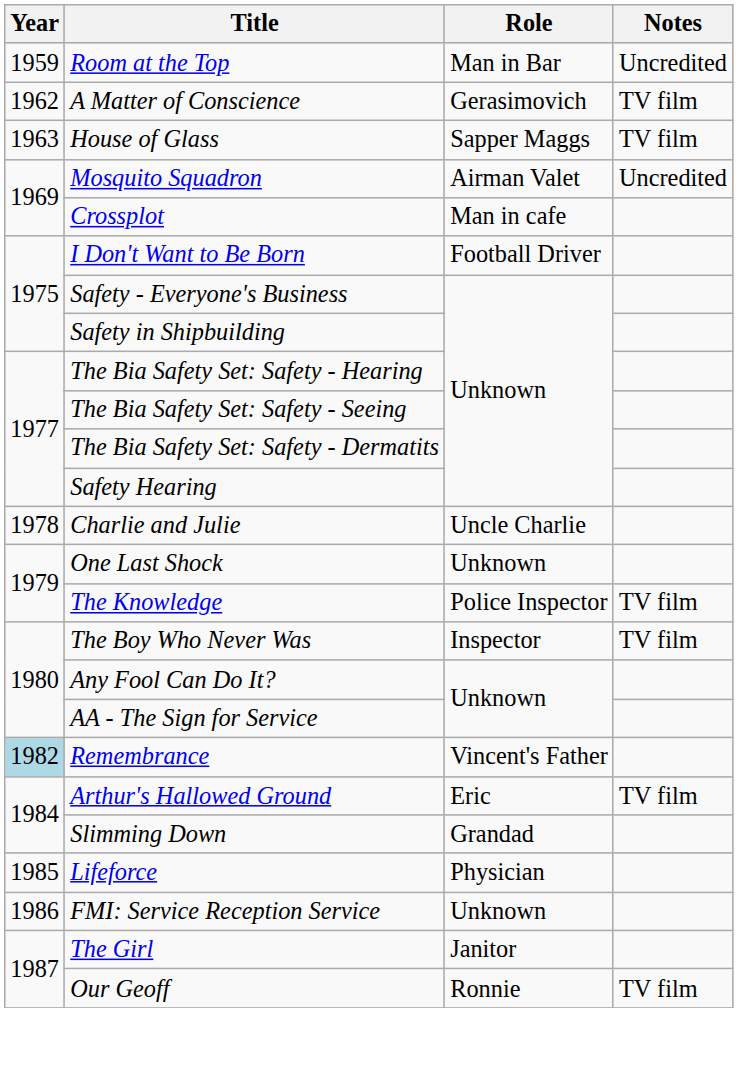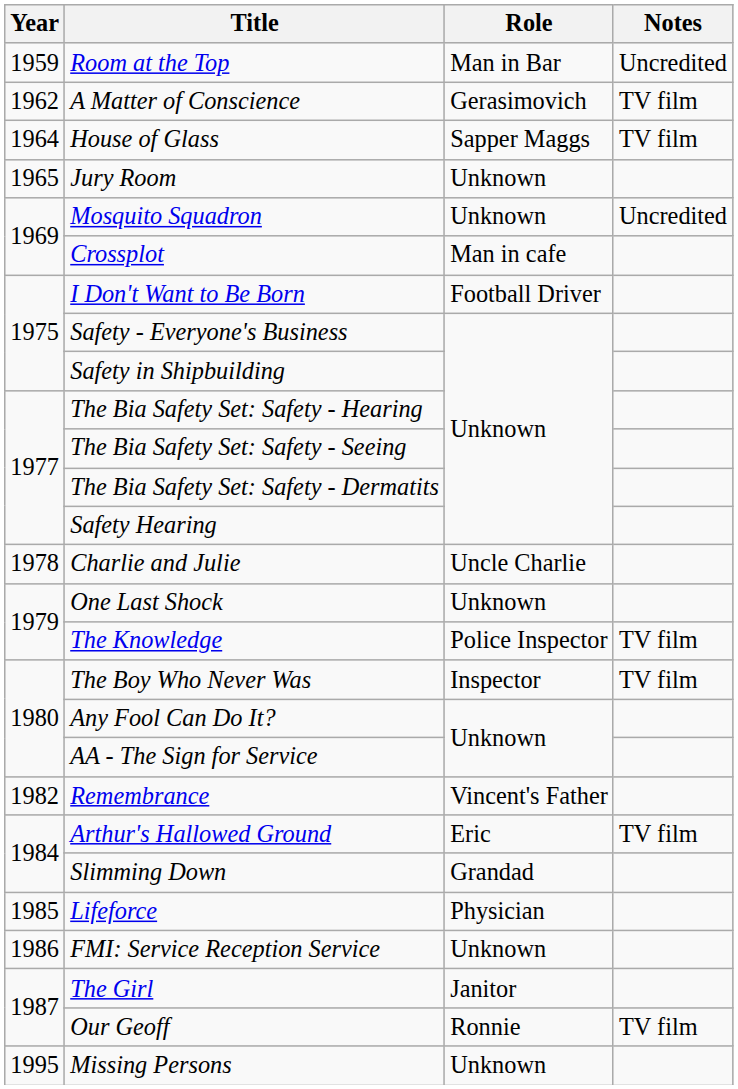(35, 139) 1963 -> (35, 139) 1964
+ row: (123, 178)
(515, 178) Airman Valet -> (498, 216) Unknown
(35, 756) lightblue background -> (35, 795) no background
+ row: (151, 1065)
